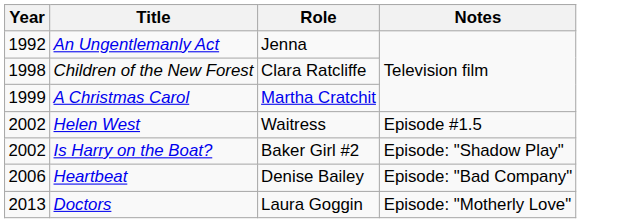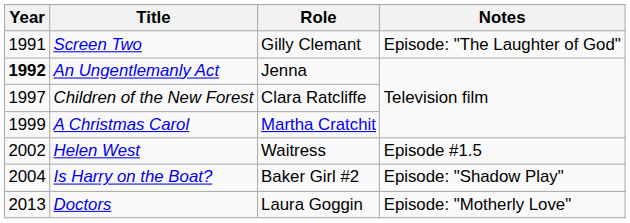+ row: (98, 44)
(27, 44) normal -> (27, 71) bold
(27, 71) 1998 -> (27, 97) 1997
(27, 151) 2002 -> (27, 177) 2004
- row: (90, 177)
